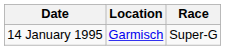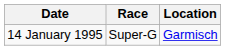columns swapped: (136, 14) <-> (193, 14)
